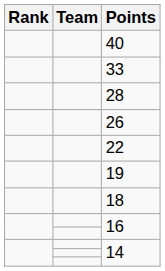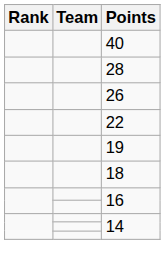- row: (28, 70)
